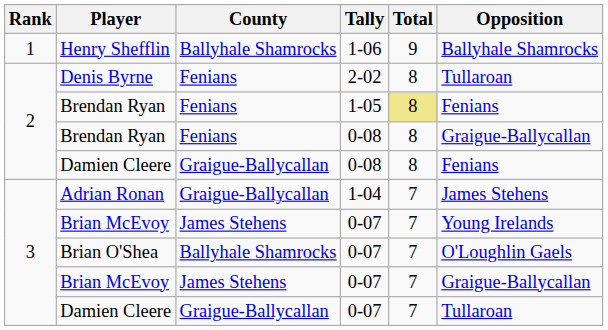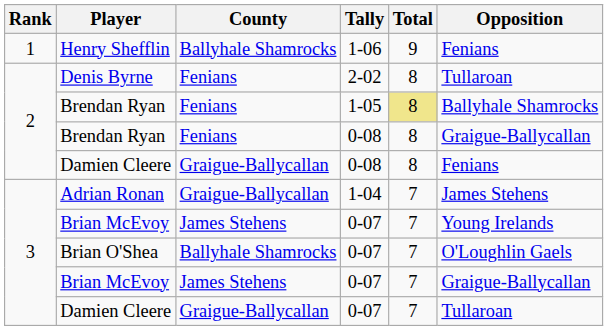(520, 48) Ballyhale Shamrocks -> (470, 48) Fenians
(470, 106) Fenians -> (520, 106) Ballyhale Shamrocks
